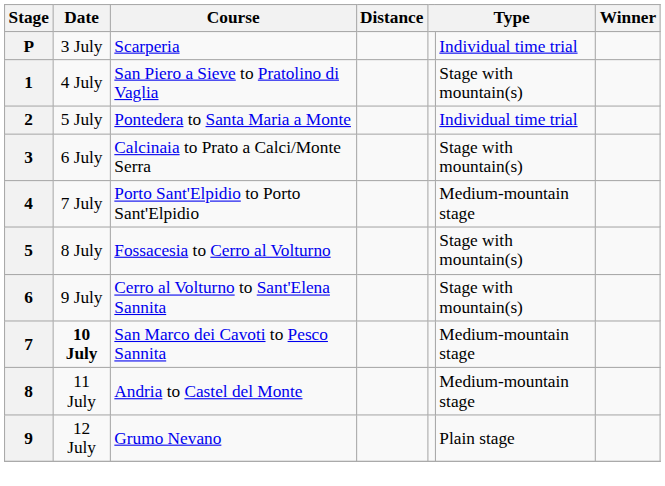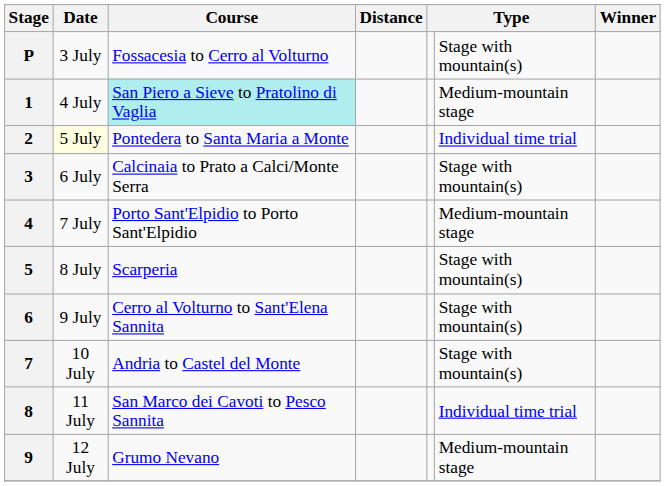(147, 45) Scarperia -> (220, 55) Fossacesia to Cerro al Volturno
(508, 45) Individual time trial -> (480, 55) Stage with mountain(s)
(227, 82) no background -> (224, 102) paleturquoise background
(481, 82) Stage with mountain(s) -> (503, 102) Medium-mountain stage
(82, 119) no background -> (80, 139) lightyellow background
(223, 250) Fossacesia to Cerro al Volturno -> (145, 270) Scarperia
(82, 344) bold -> (80, 363) normal
(221, 344) San Marco dei Cavoti to Pesco Sannita -> (206, 363) Andria to Castel del Monte
(504, 344) Medium-mountain stage -> (480, 363) Stage with mountain(s)
(208, 391) Andria to Castel del Monte -> (219, 410) San Marco dei Cavoti to Pesco Sannita
(504, 391) Medium-mountain stage -> (508, 410) Individual time trial
(477, 438) Plain stage -> (503, 457) Medium-mountain stage
